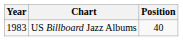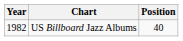(17, 28) 1983 -> (17, 28) 1982
